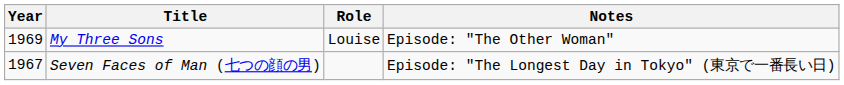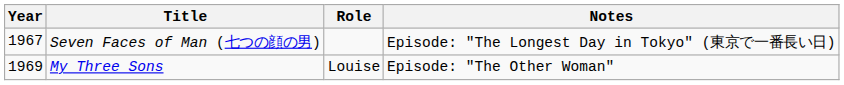rows swapped: (185, 66) <-> (107, 40)
